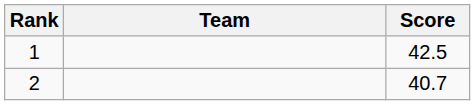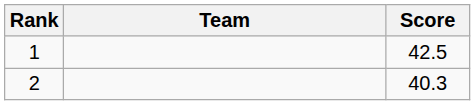(428, 83) 40.7 -> (428, 83) 40.3
